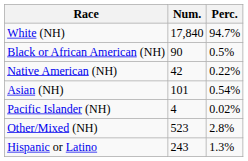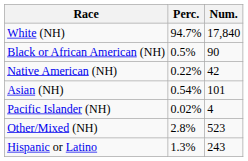columns swapped: (187, 14) <-> (225, 14)
